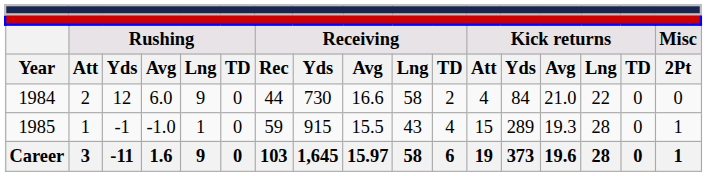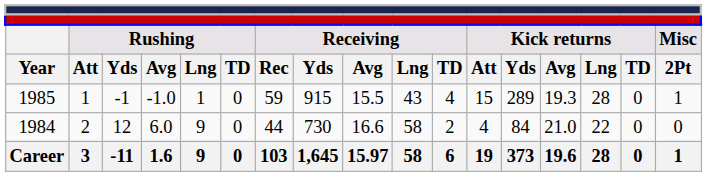rows swapped: (37, 97) <-> (37, 127)
